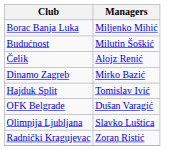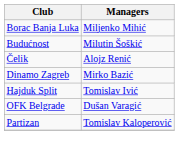- row: (44, 122)
+ row: (23, 122)
- row: (49, 138)
